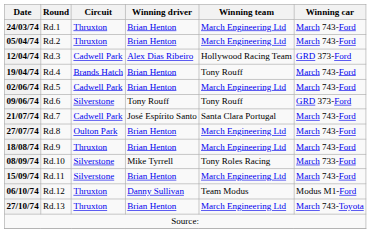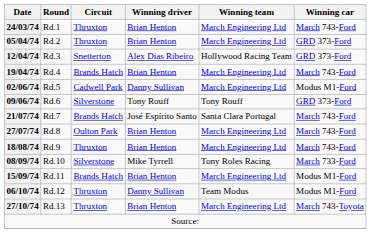(326, 42) March 743-Ford -> (324, 42) GRD 373-Ford
(98, 57) Cadwell Park -> (92, 57) Snetterton
(222, 72) Tony Rouff -> (244, 72) March Engineering Ltd
(152, 87) Brian Henton -> (156, 87) Danny Sullivan
(326, 87) March 743-Ford -> (326, 87) Modus M1-Ford
(98, 117) Cadwell Park -> (98, 117) Brands Hatch
(94, 176) Silverstone -> (98, 176) Brands Hatch
(326, 176) March 743-Ford -> (326, 176) Modus M1-Ford
